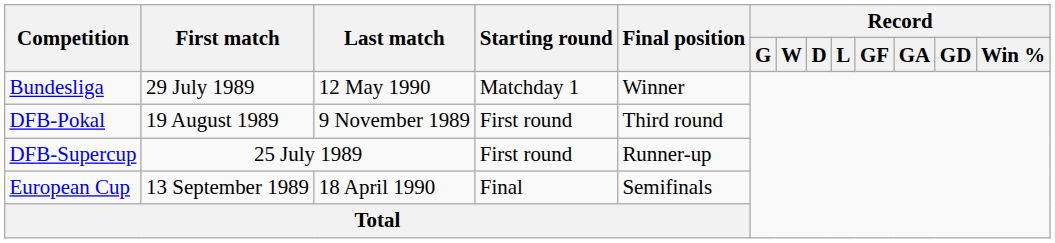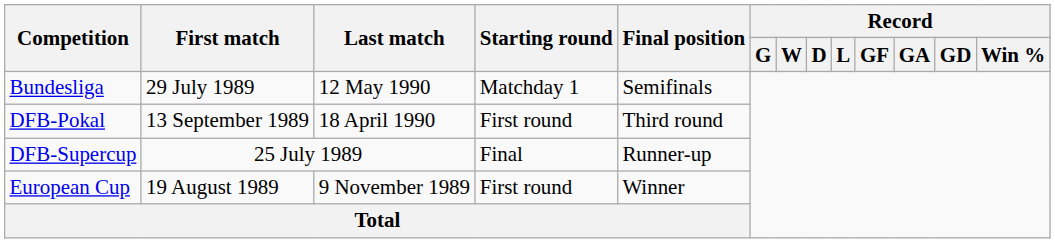(653, 87) Winner -> (667, 87) Semifinals
(212, 120) 19 August 1989 -> (228, 120) 13 September 1989
(394, 120) 9 November 1989 -> (377, 120) 18 April 1990
(526, 154) First round -> (501, 154) Final
(228, 187) 13 September 1989 -> (212, 187) 19 August 1989
(377, 187) 18 April 1990 -> (394, 187) 9 November 1989
(501, 187) Final -> (526, 187) First round
(667, 187) Semifinals -> (653, 187) Winner
